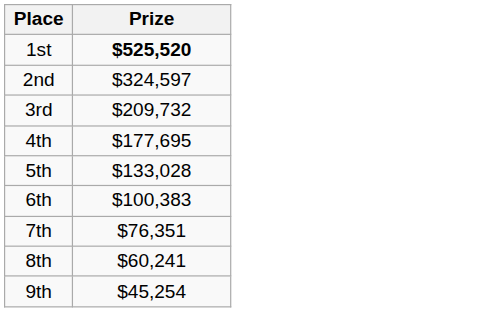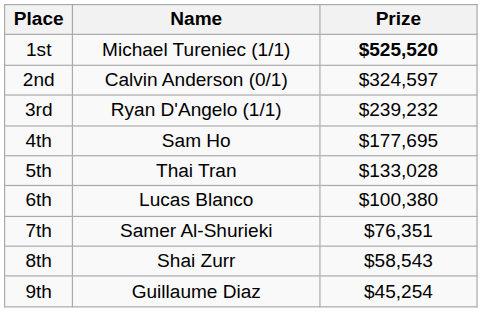+ column: (196, 19)
(152, 110) $209,732 -> (398, 110) $239,232
(152, 200) $100,383 -> (398, 200) $100,380
(152, 261) $60,241 -> (398, 261) $58,543
